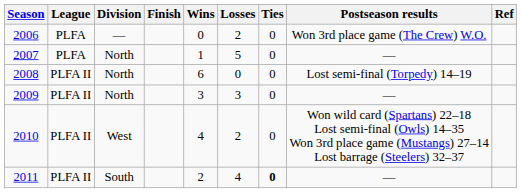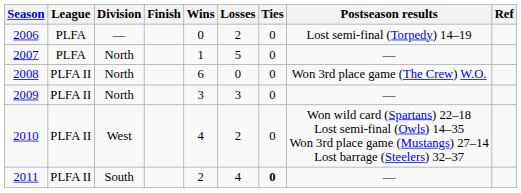(389, 34) Won 3rd place game (The Crew) W.O. -> (389, 34) Lost semi-final (Torpedy) 14–19
(389, 74) Lost semi-final (Torpedy) 14–19 -> (389, 74) Won 3rd place game (The Crew) W.O.
